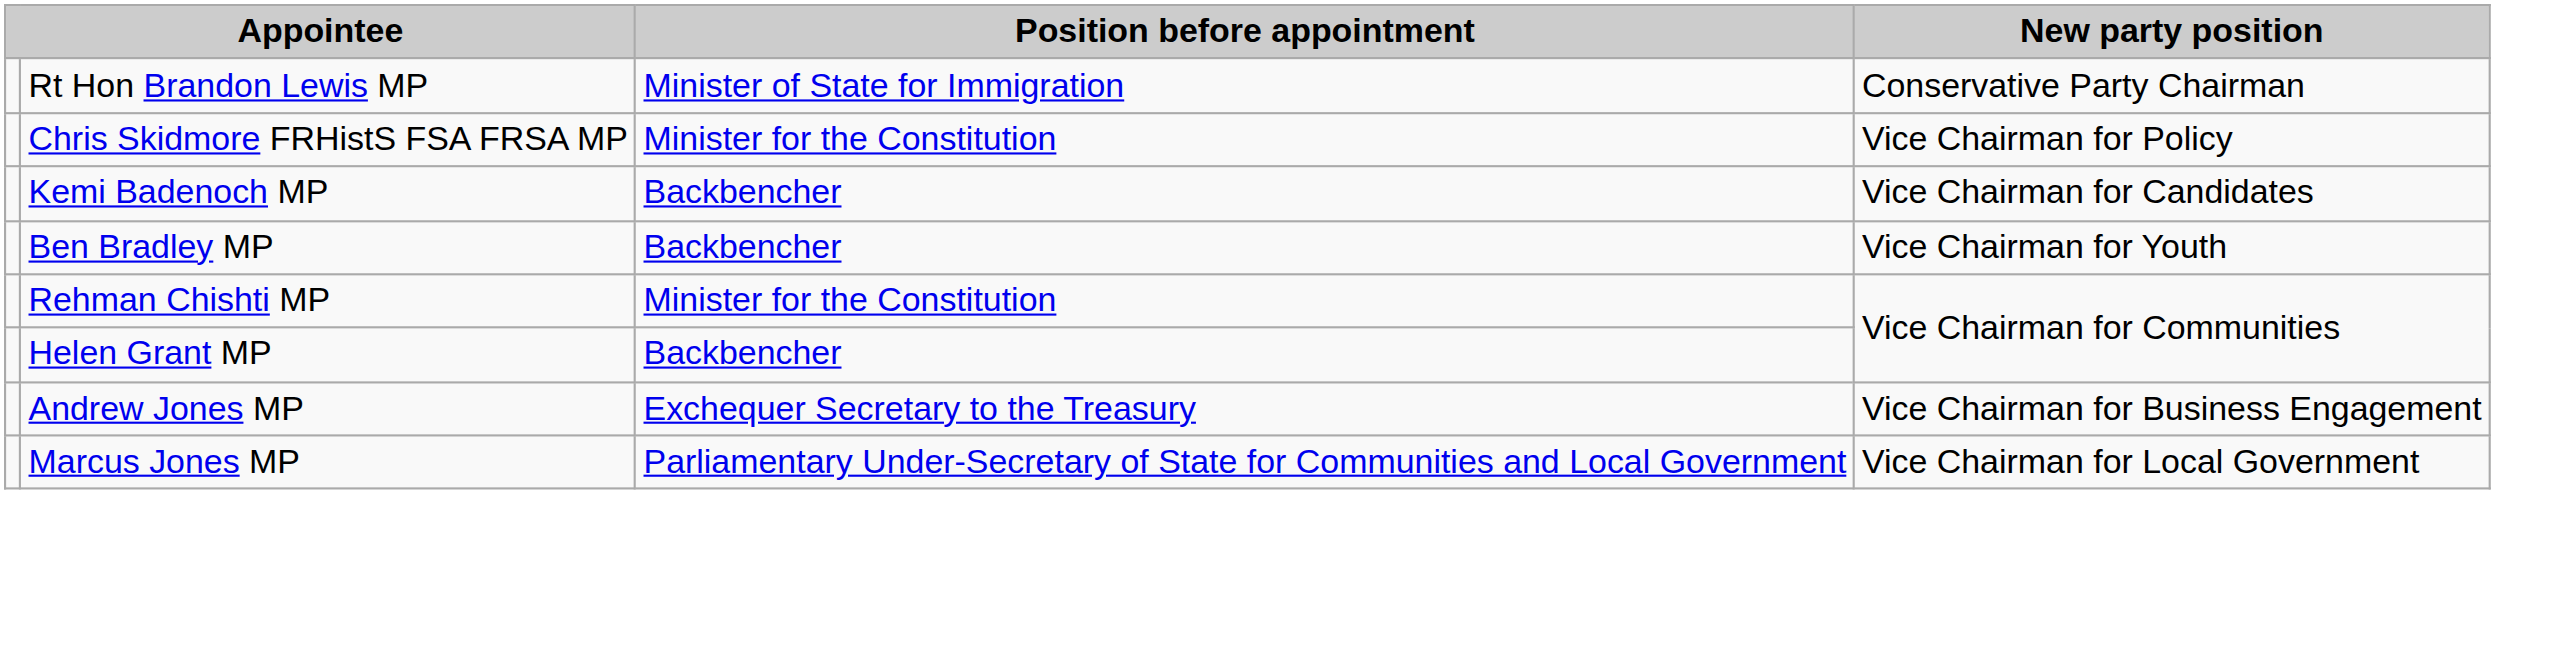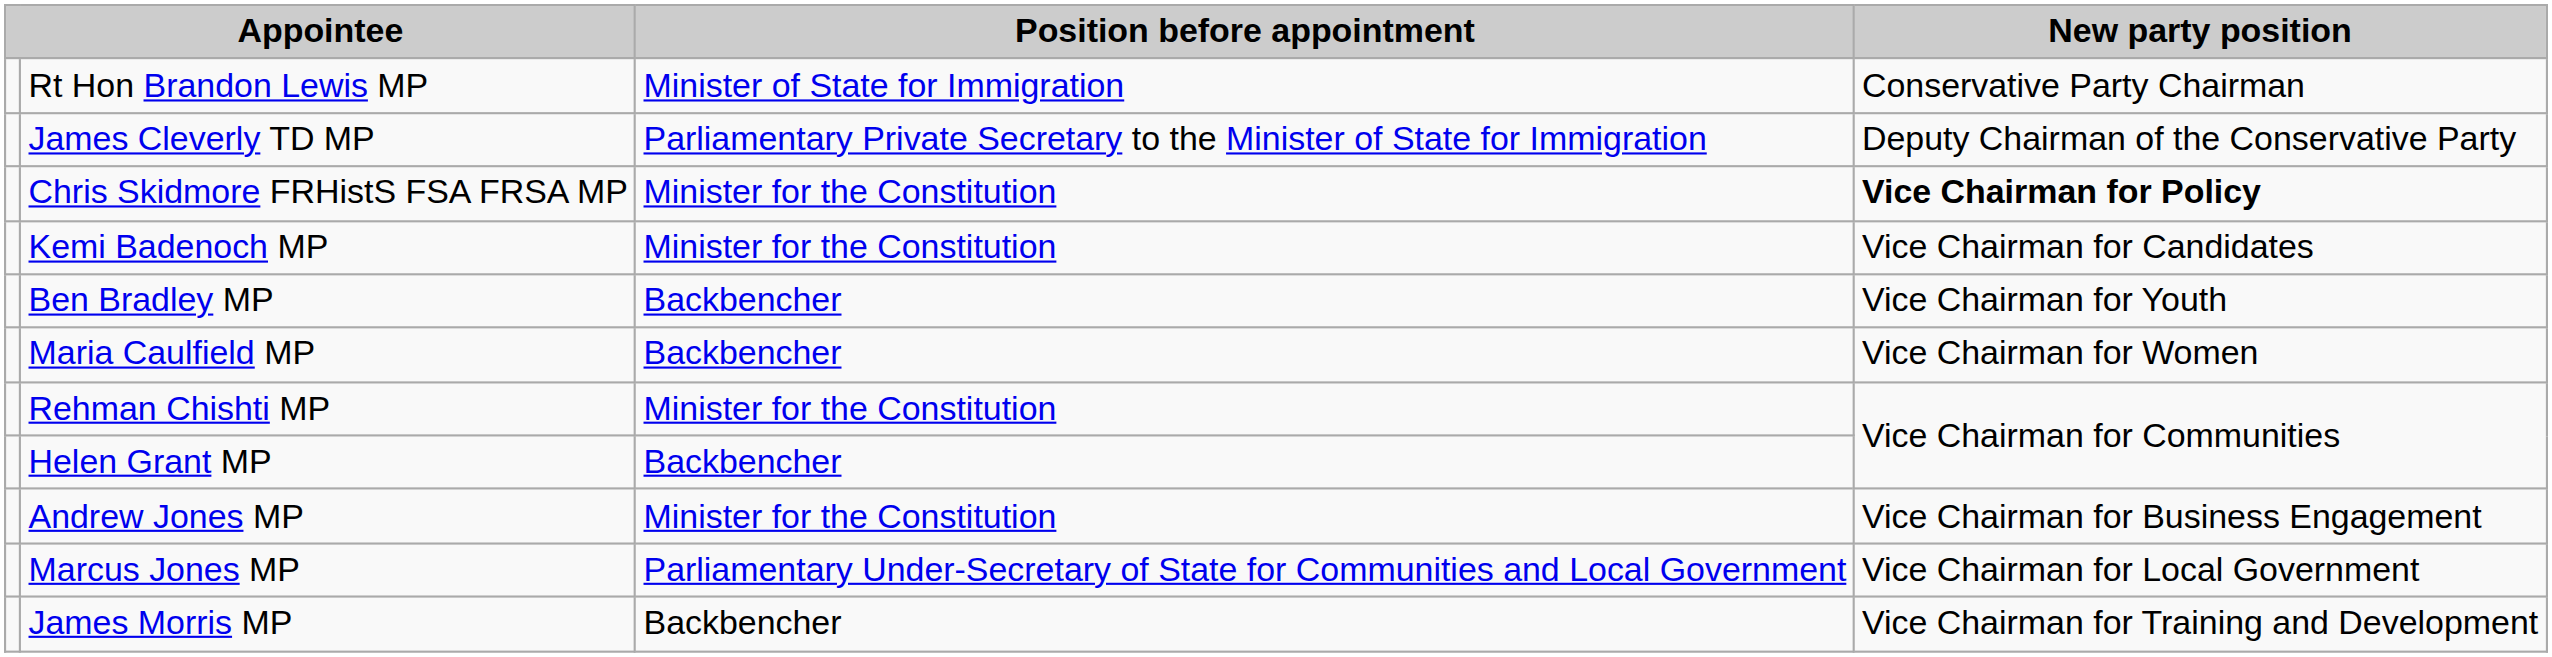+ row: (202, 138)
(2047, 138) normal -> (2061, 192) bold
(743, 192) Backbencher -> (850, 246) Minister for the Constitution
+ row: (172, 354)
(920, 407) Exchequer Secretary to the Treasury -> (850, 515) Minister for the Constitution
+ row: (160, 623)
